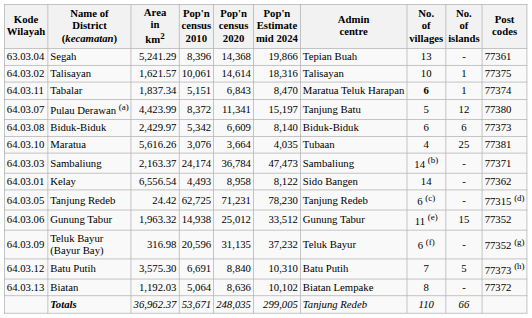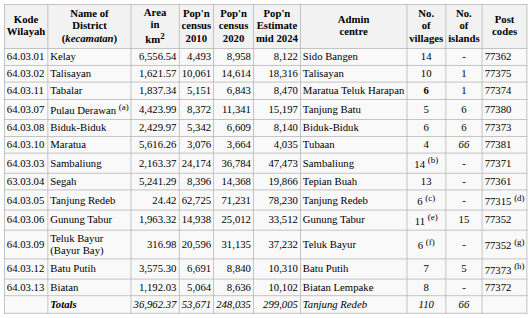rows swapped: (63, 181) <-> (63, 57)
(464, 109) 12 -> (464, 109) 6
(464, 144) 25 -> (464, 144) 66
